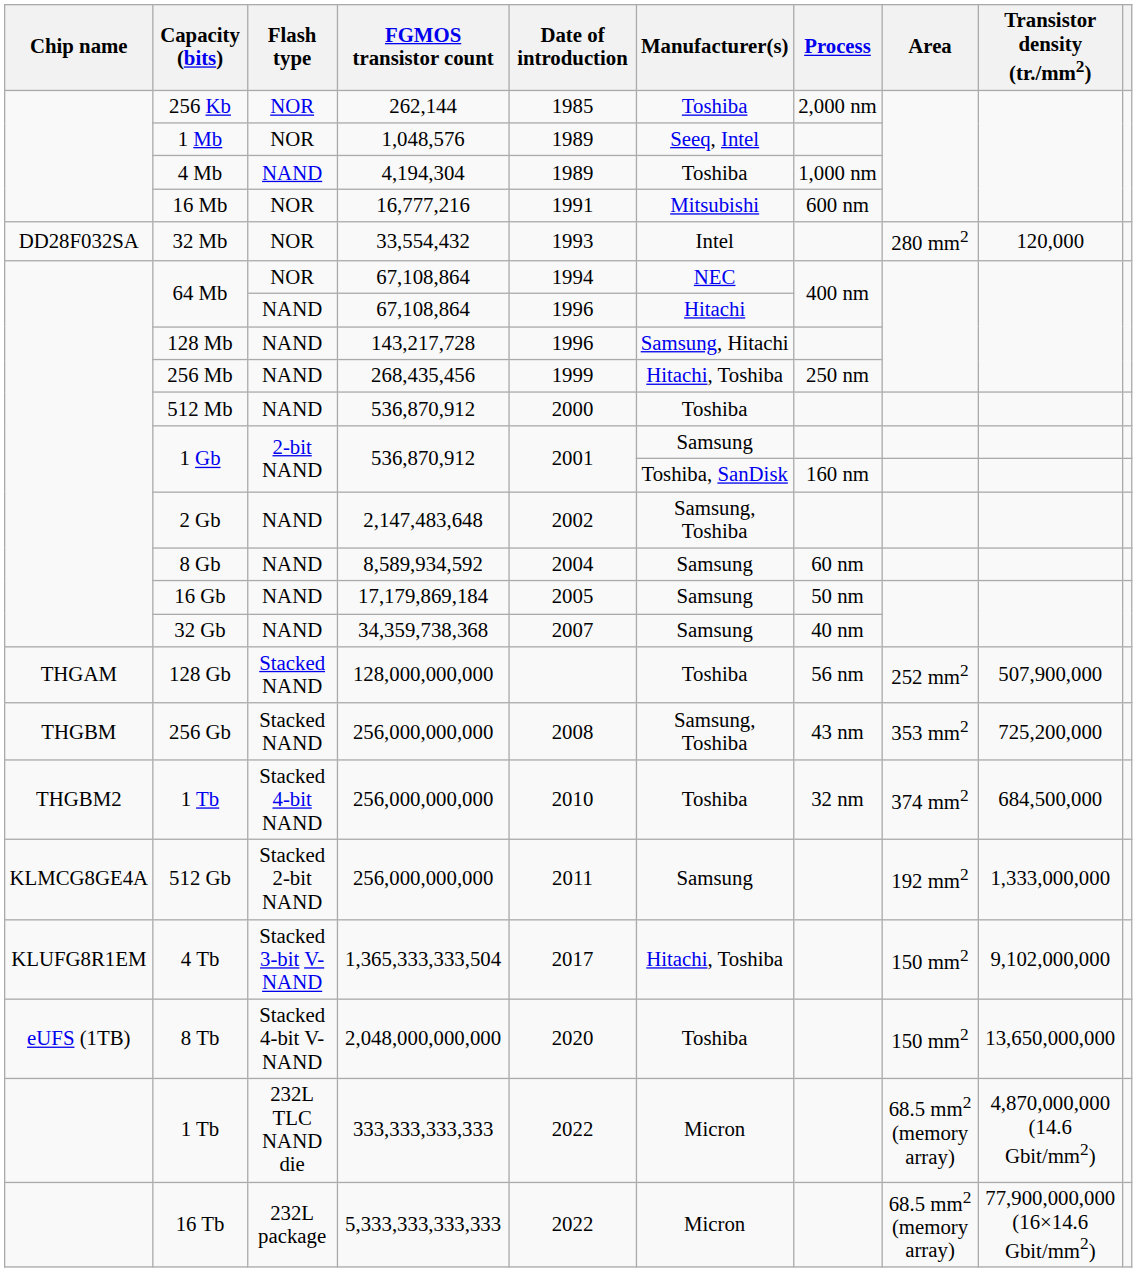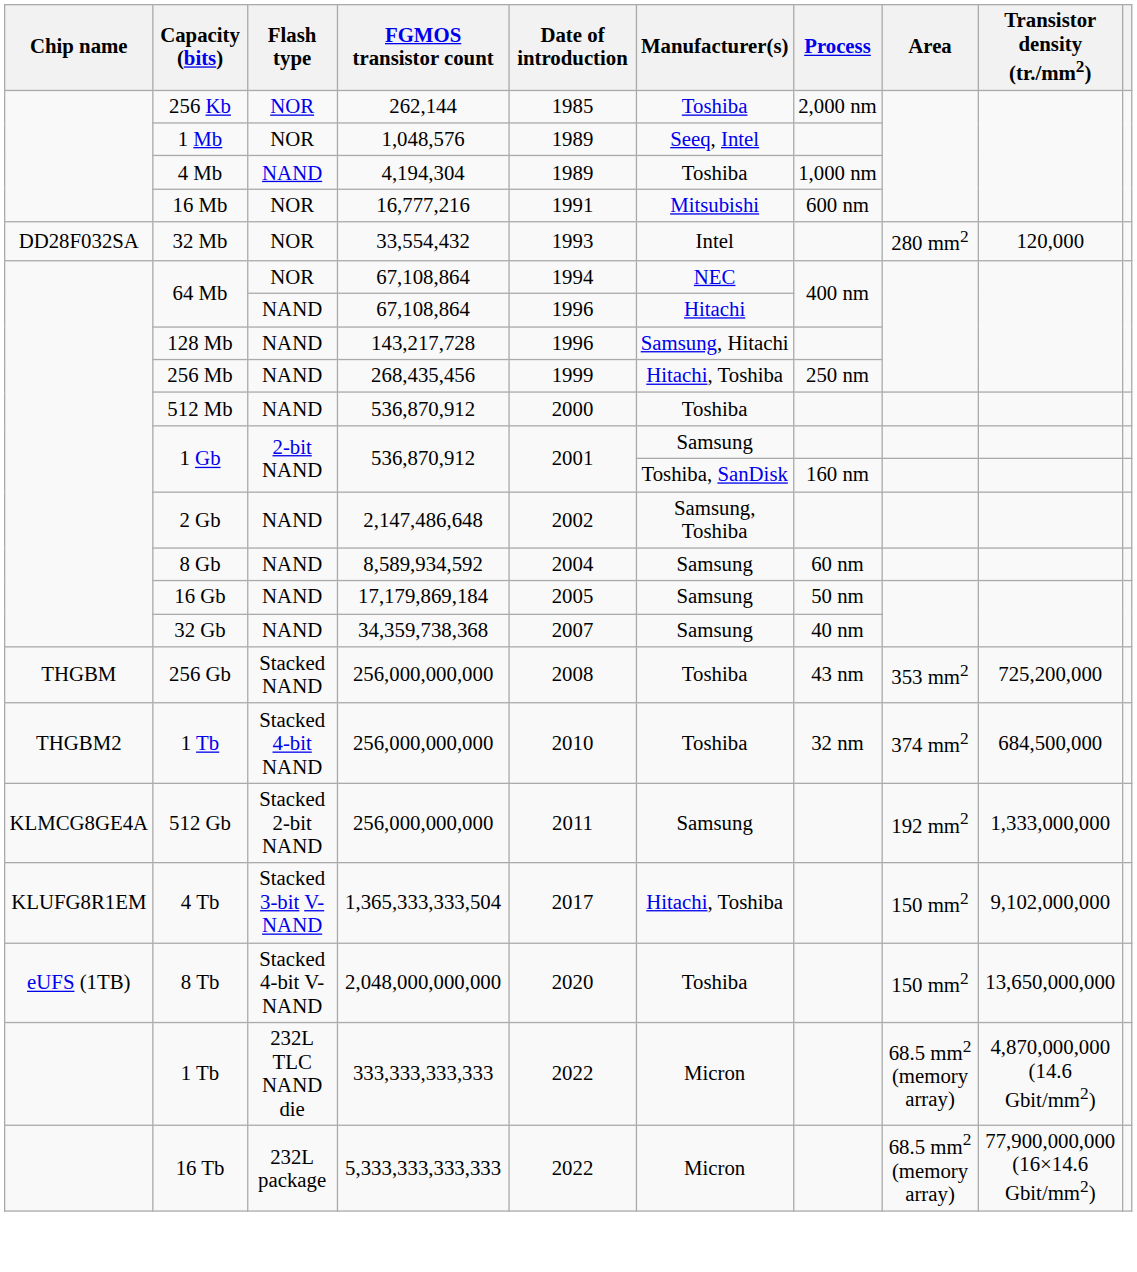(423, 519) 2,147,483,648 -> (423, 519) 2,147,486,648
- row: (200, 674)
(715, 731) Samsung, Toshiba -> (715, 674) Toshiba
